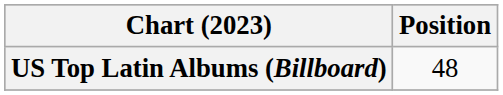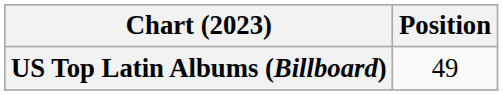(445, 68) 48 -> (445, 68) 49
